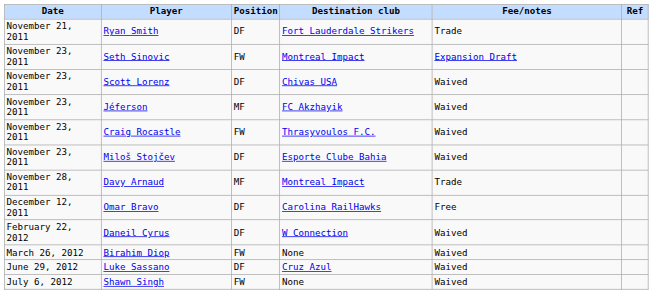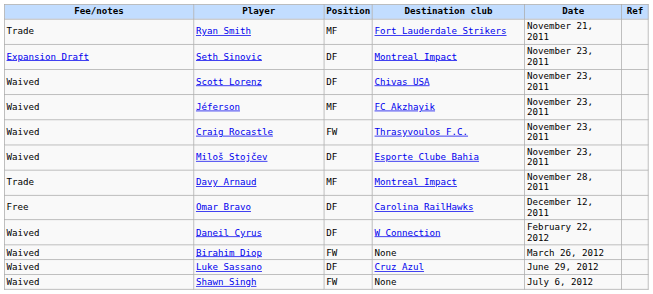columns swapped: (53, 12) <-> (527, 12)
(239, 32) DF -> (332, 32) MF
(239, 57) FW -> (332, 57) DF
